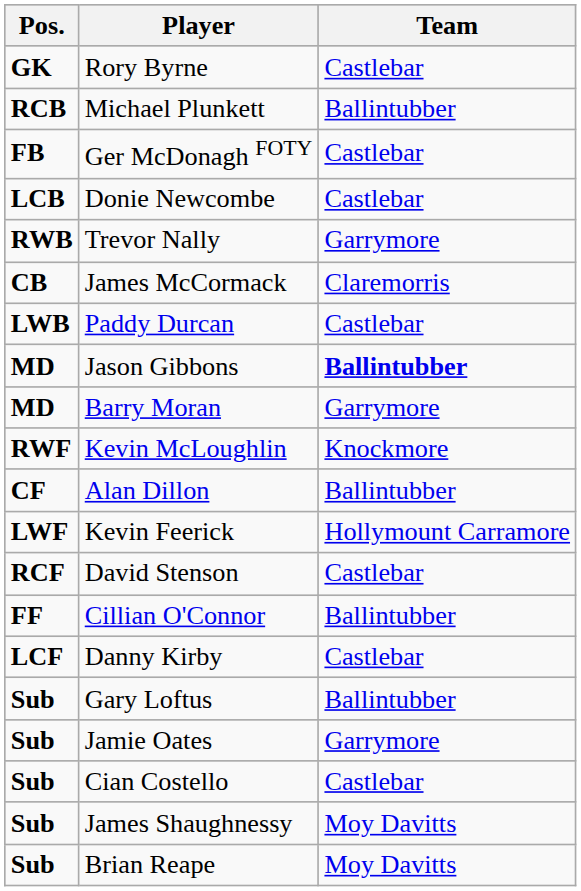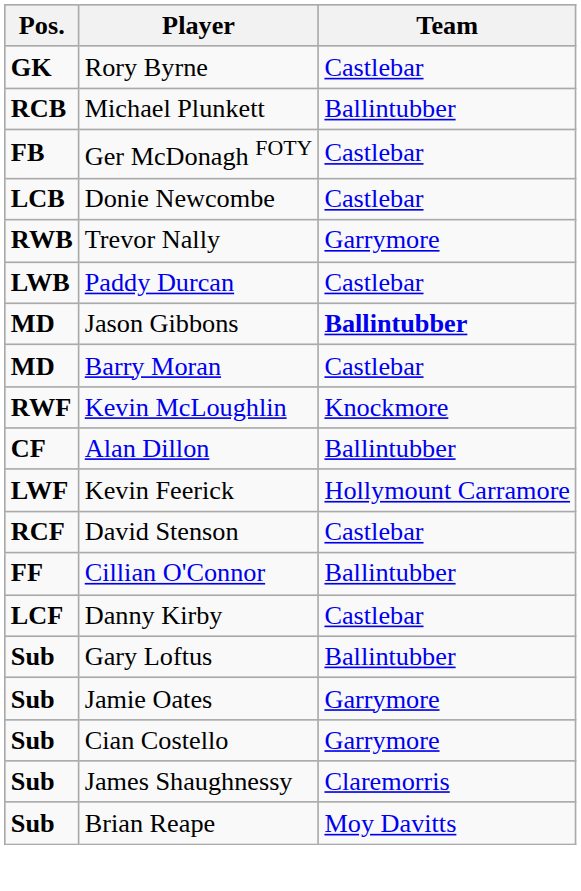- row: (186, 282)
(382, 406) Garrymore -> (374, 365) Castlebar
(374, 781) Castlebar -> (382, 739) Garrymore
(390, 823) Moy Davitts -> (387, 781) Claremorris
